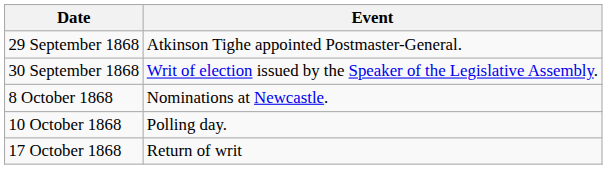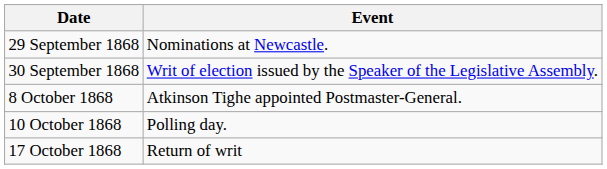(304, 44) Atkinson Tighe appointed Postmaster-General. -> (238, 44) Nominations at Newcastle.
(238, 97) Nominations at Newcastle. -> (304, 97) Atkinson Tighe appointed Postmaster-General.
